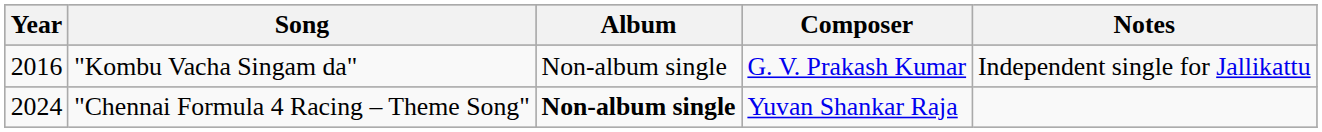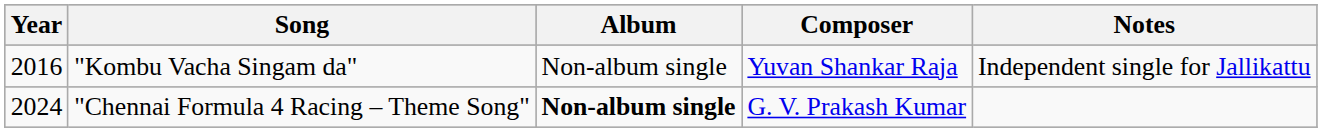(857, 65) G. V. Prakash Kumar -> (853, 65) Yuvan Shankar Raja
(853, 106) Yuvan Shankar Raja -> (857, 106) G. V. Prakash Kumar
